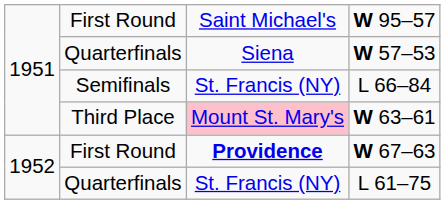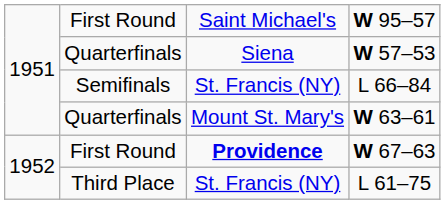(123, 118) Third Place -> (123, 118) Quarterfinals
(268, 118) pink background -> (268, 118) no background
(123, 183) Quarterfinals -> (123, 183) Third Place
